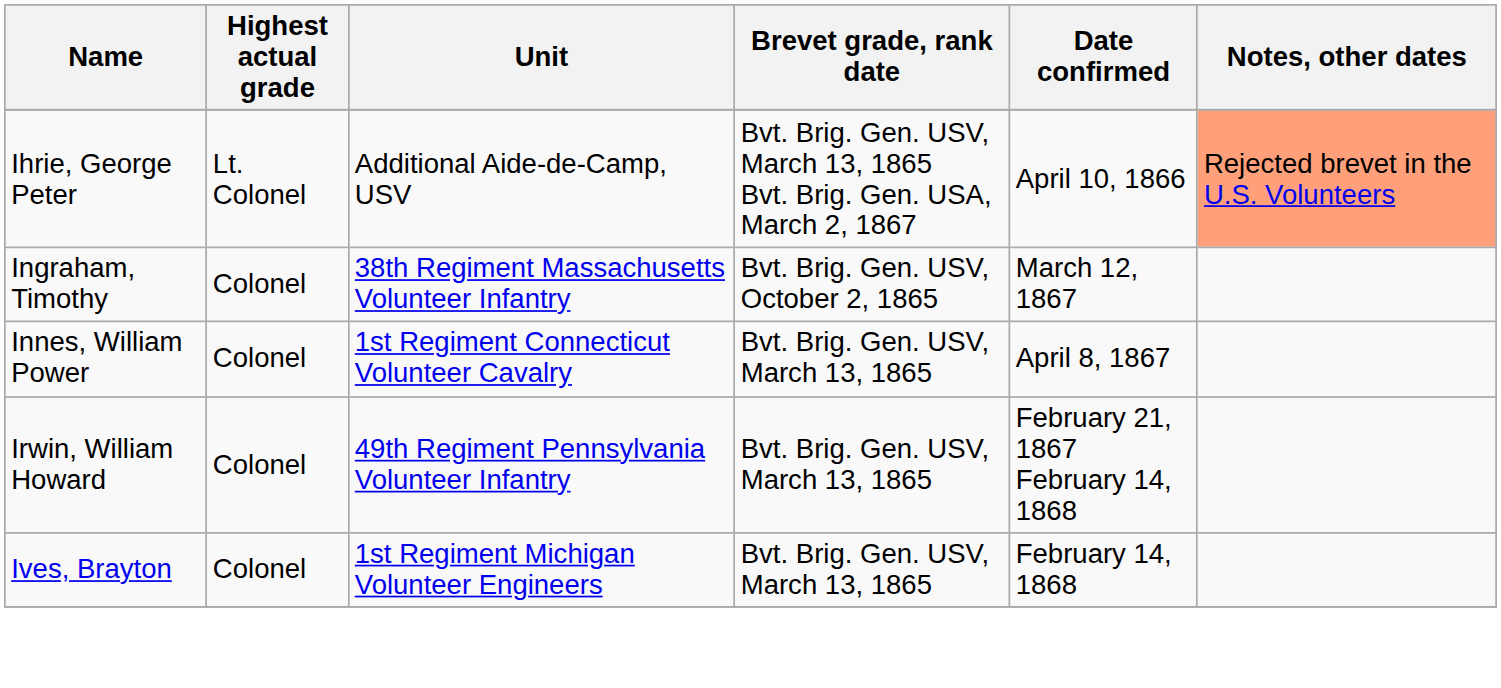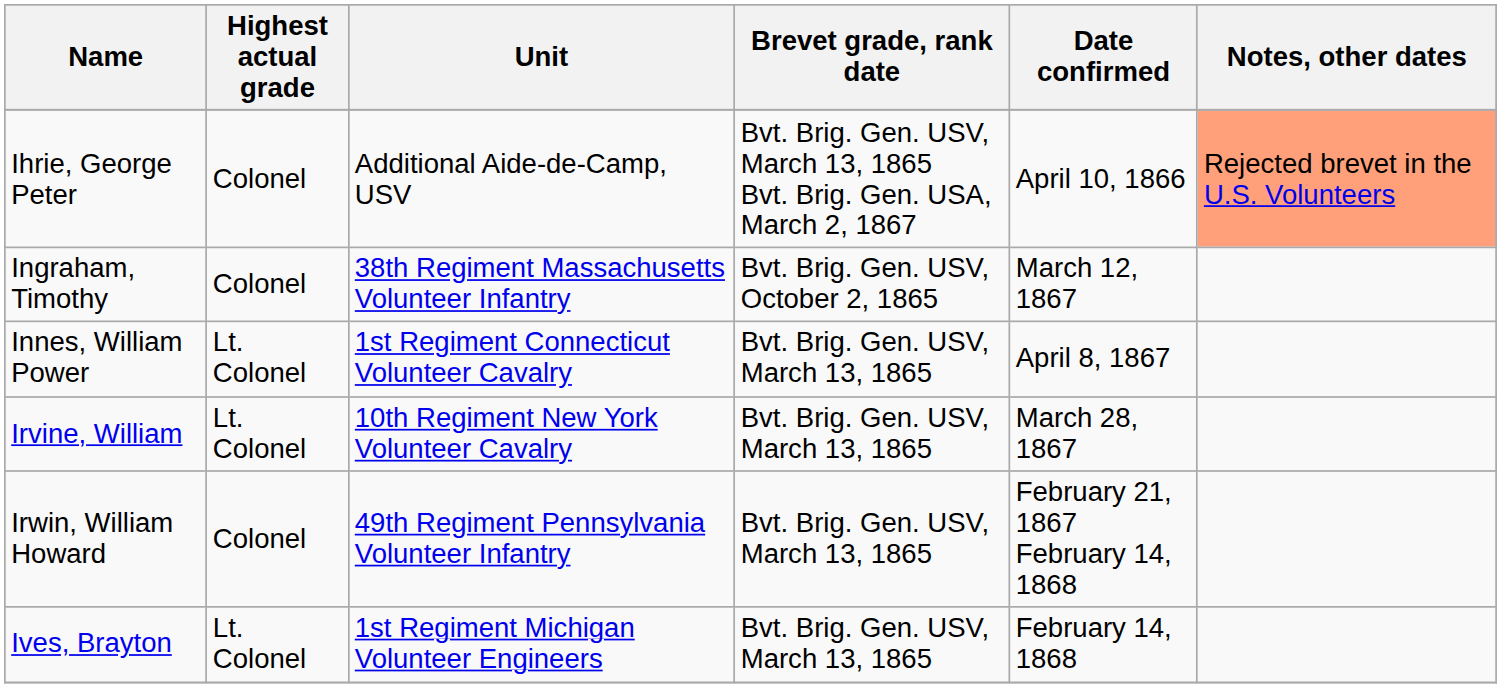(260, 178) Lt. Colonel -> (260, 178) Colonel
(260, 358) Colonel -> (260, 358) Lt. Colonel
+ row: (97, 433)
(260, 569) Colonel -> (260, 644) Lt. Colonel
